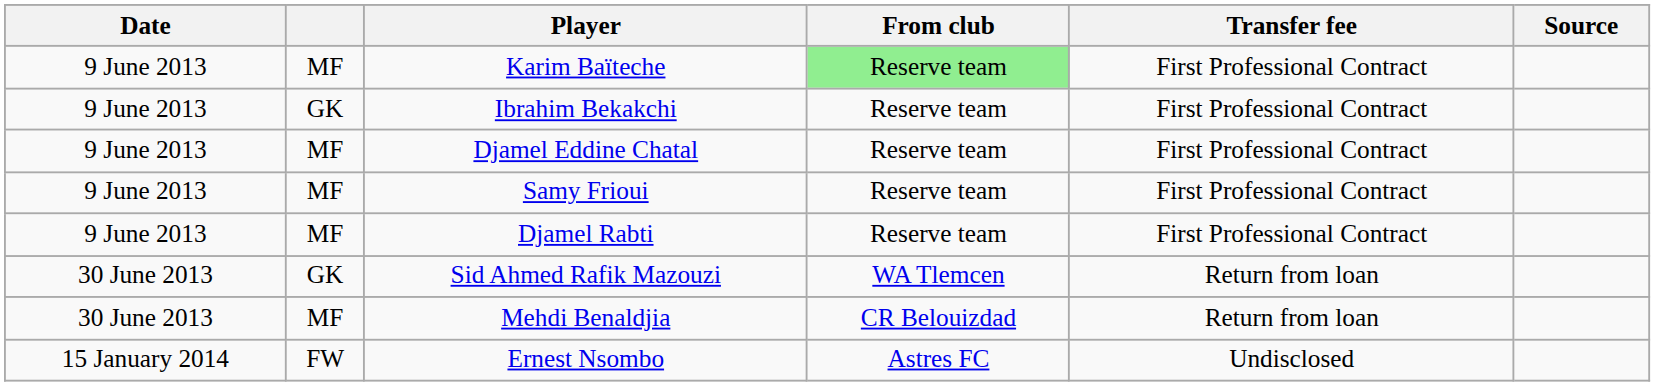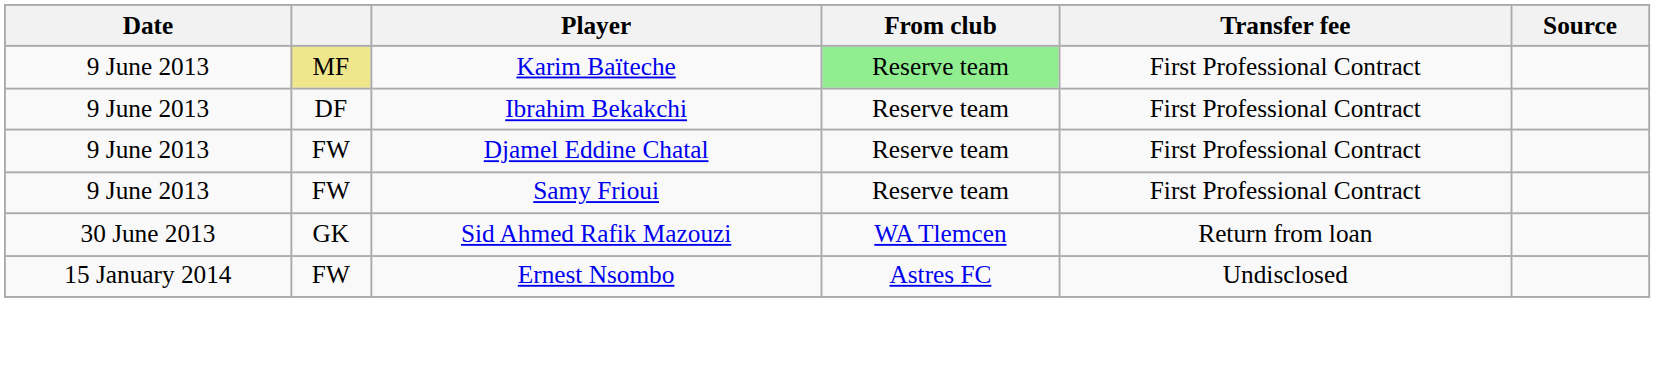(325, 66) no background -> (331, 66) khaki background
(325, 108) GK -> (331, 108) DF
(325, 150) MF -> (331, 150) FW
(325, 191) MF -> (331, 191) FW
- row: (586, 233)
- row: (586, 317)
